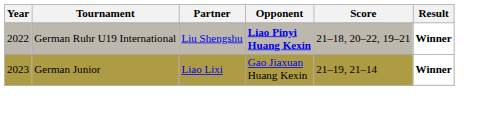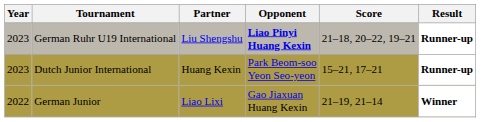(18, 38) 2022 -> (18, 38) 2023
(434, 38) Winner -> (447, 38) Runner-up
+ row: (93, 70)
(18, 70) 2023 -> (18, 101) 2022
